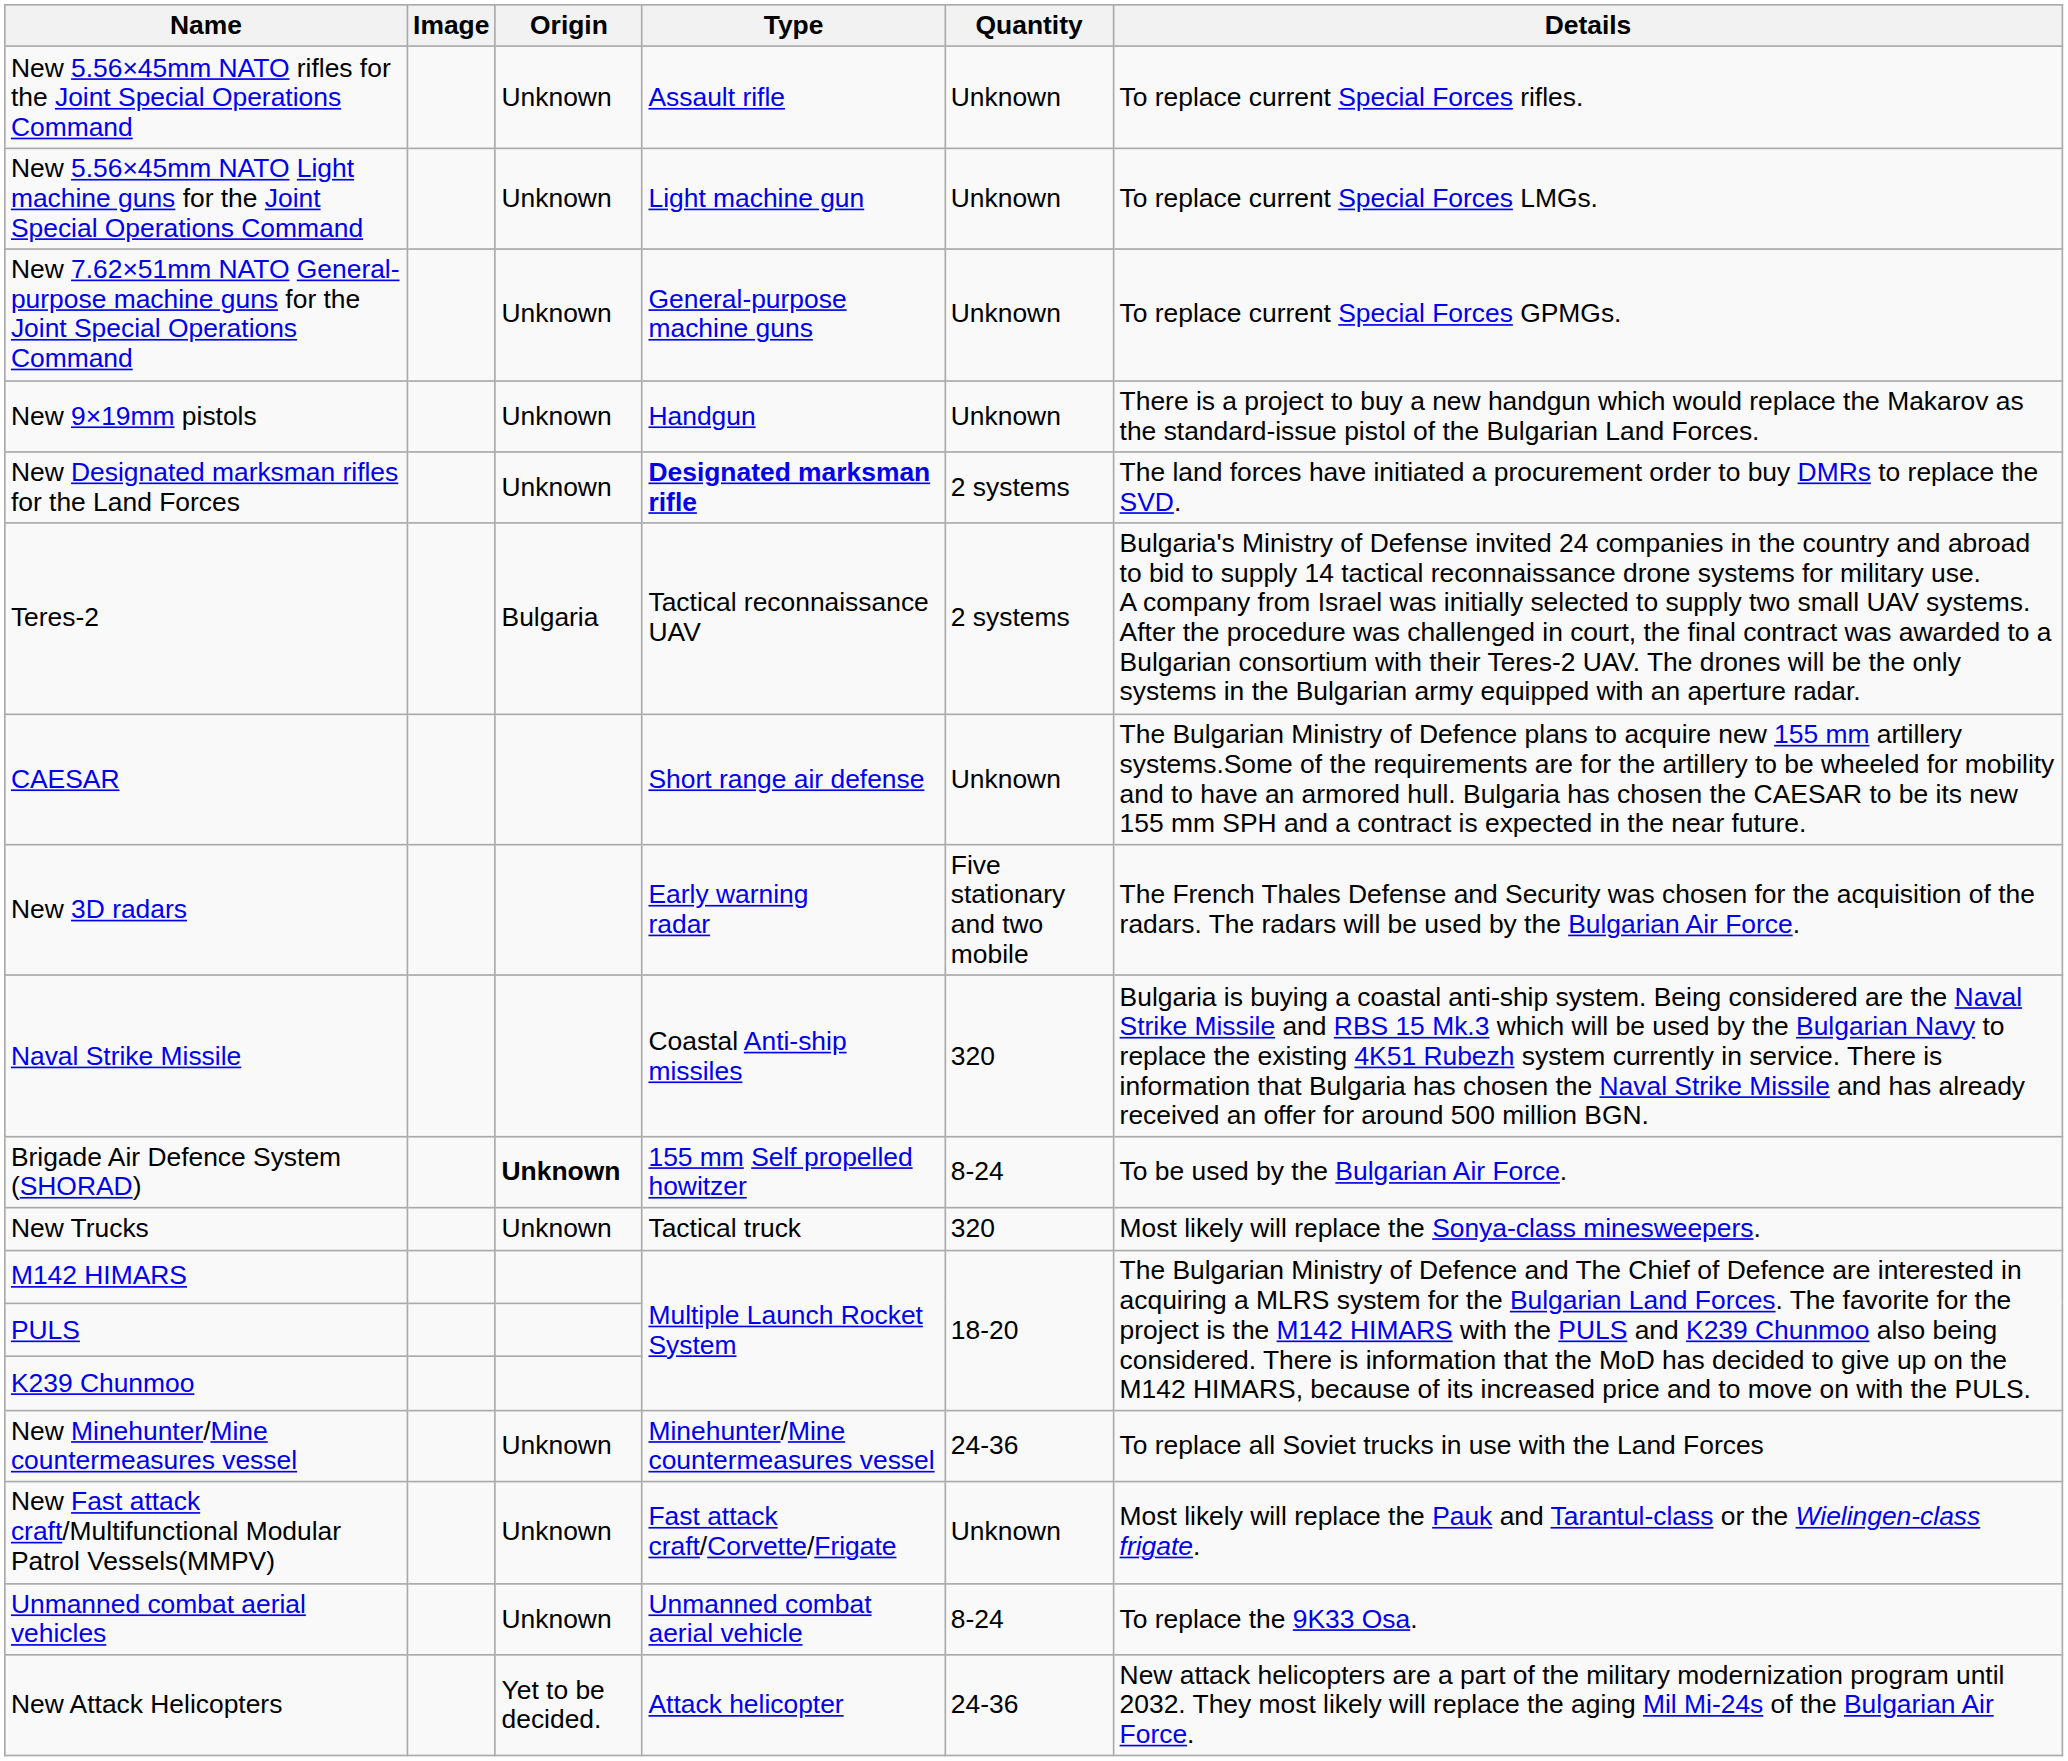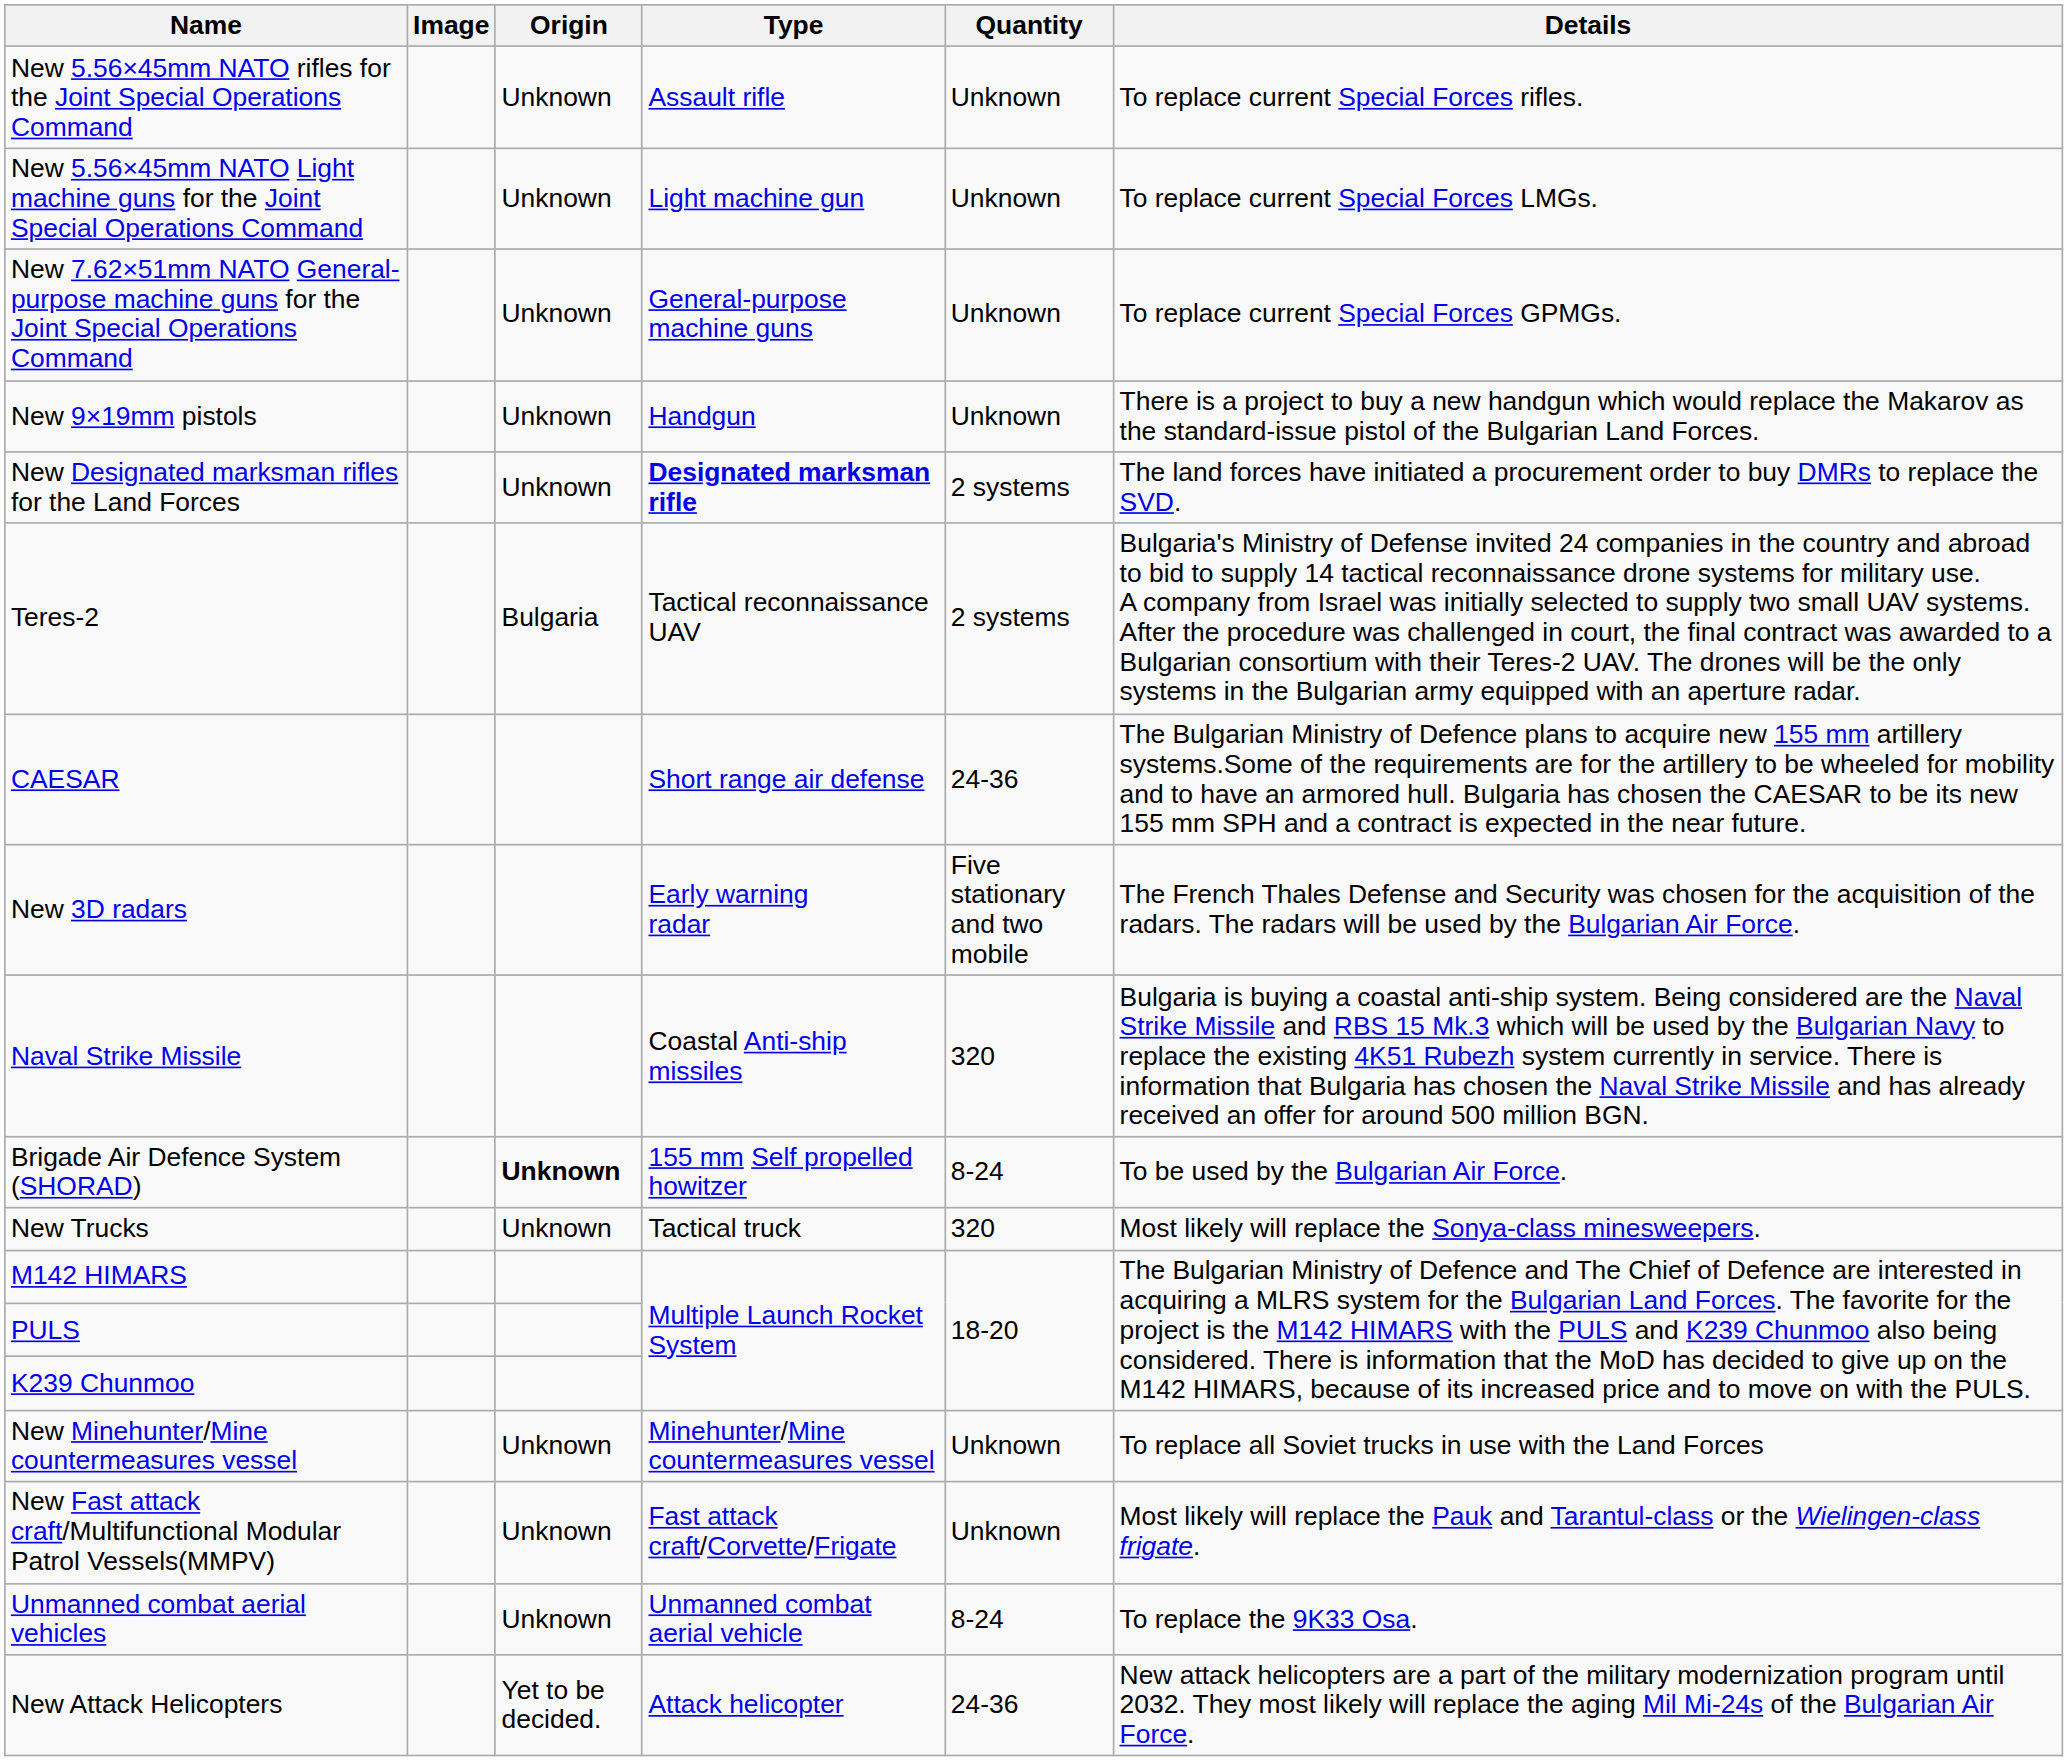(1006, 778) Unknown -> (985, 778) 24-36
(985, 1445) 24-36 -> (1006, 1445) Unknown
